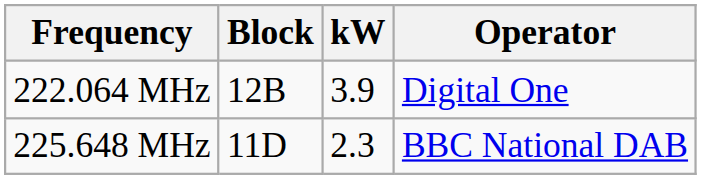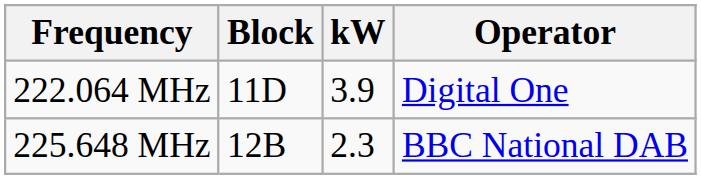(257, 88) 12B -> (257, 88) 11D
(257, 145) 11D -> (257, 145) 12B
